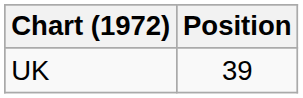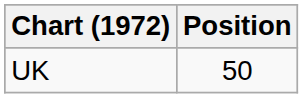(237, 69) 39 -> (237, 69) 50
